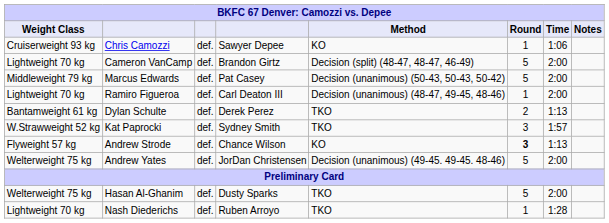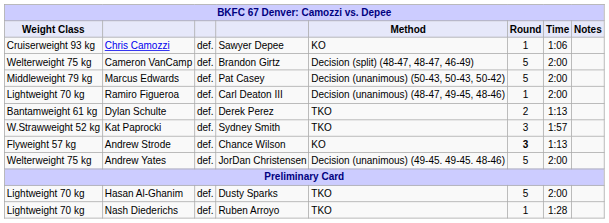(46, 62) Lightweight 70 kg -> (49, 62) Welterweight 75 kg
(49, 193) Welterweight 75 kg -> (46, 193) Lightweight 70 kg
